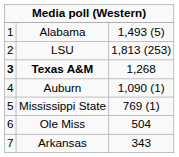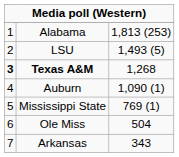(141, 32) 1,493 (5) -> (141, 32) 1,813 (253)
(141, 50) 1,813 (253) -> (141, 50) 1,493 (5)
